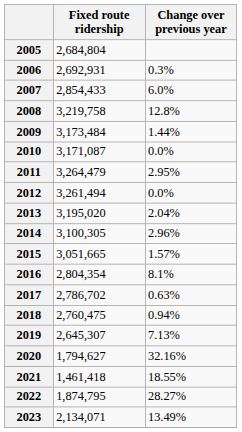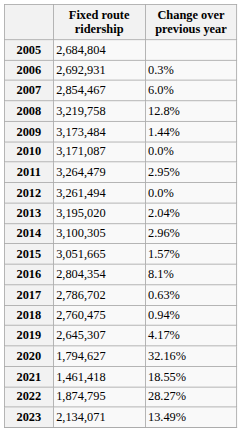(81, 90) 2,854,433 -> (81, 90) 2,854,467
(164, 336) 7.13% -> (164, 336) 4.17%
